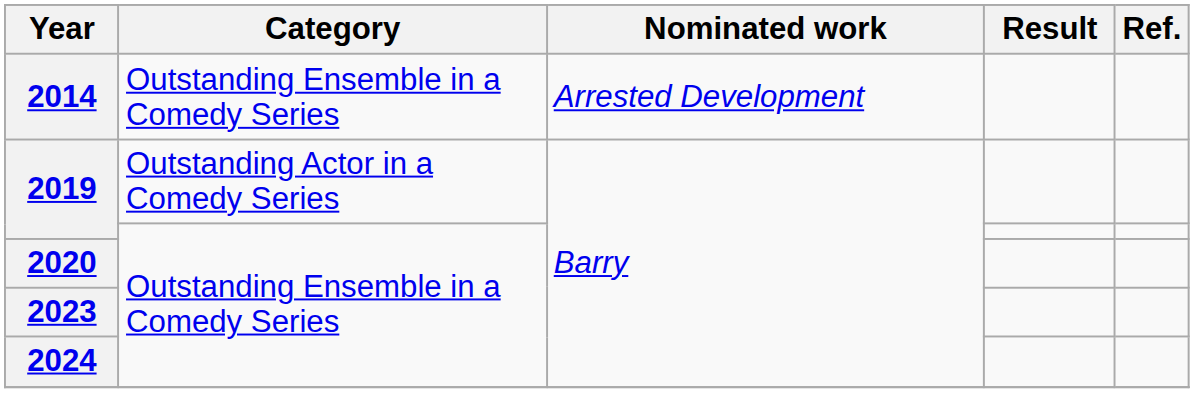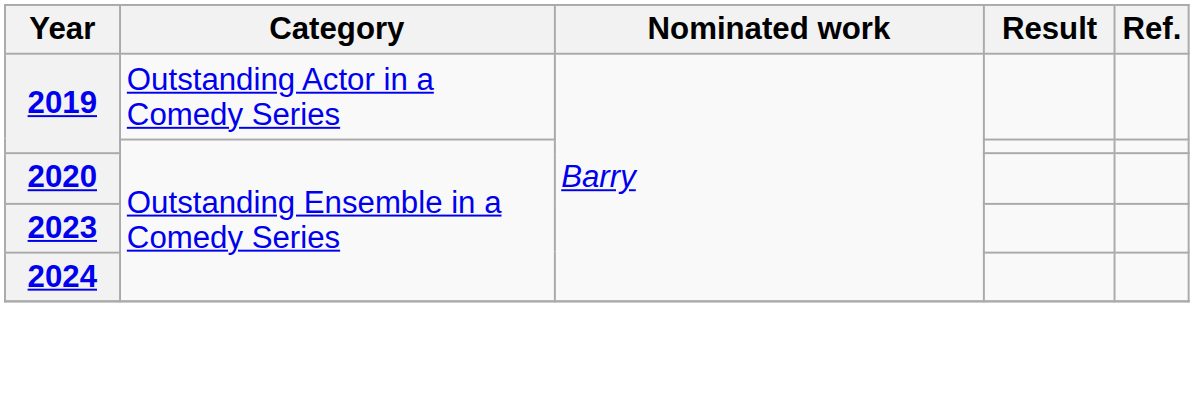- row: (62, 96)
